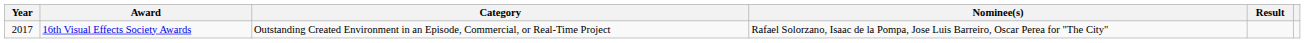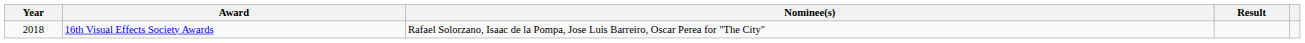- column: (500, 12)
(22, 29) 2017 -> (33, 29) 2018
